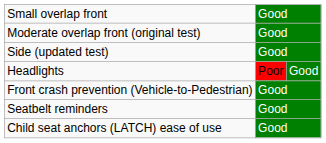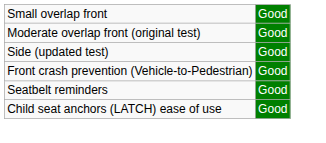- row: (35, 71)
